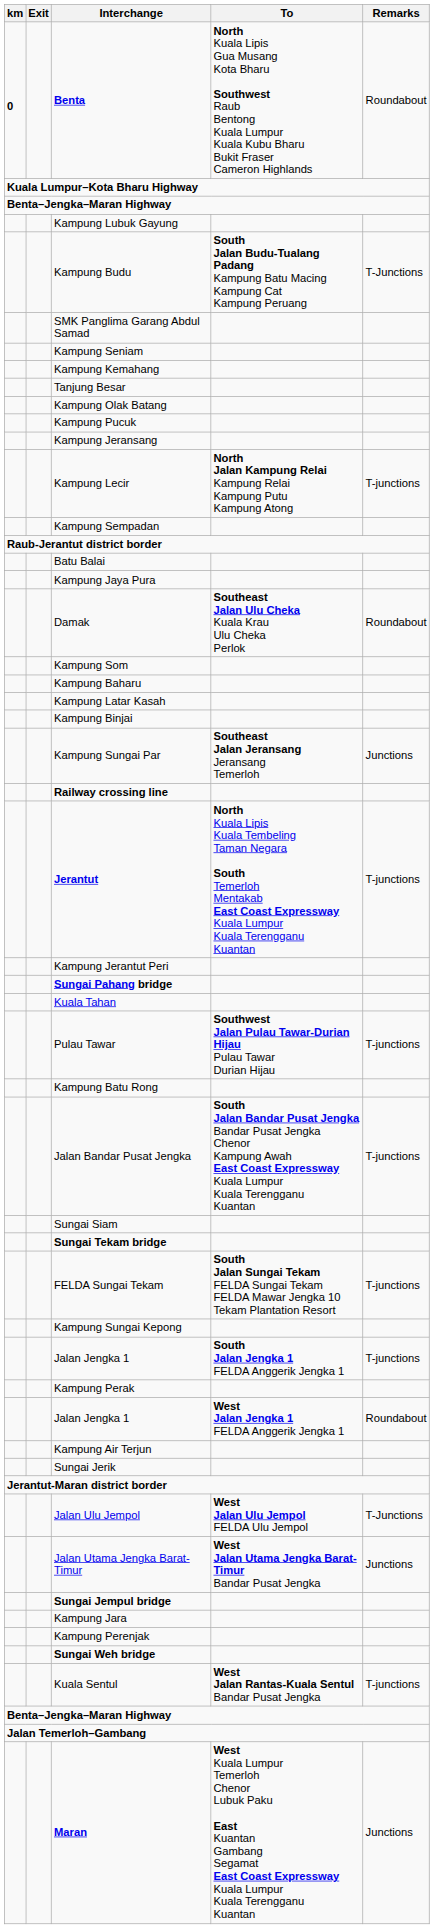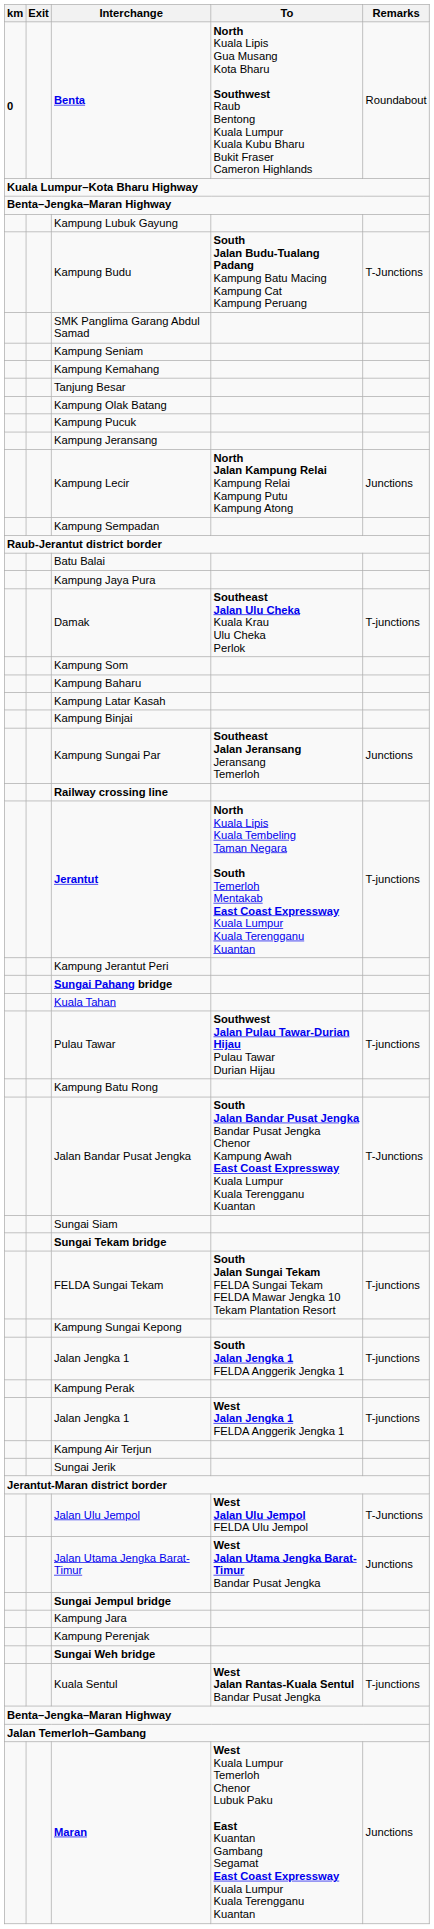(393, 483) T-junctions -> (389, 483) Junctions
(396, 622) Roundabout -> (393, 622) T-junctions
(393, 1156) T-junctions -> (394, 1156) T-Junctions
(396, 1419) Roundabout -> (393, 1419) T-junctions
